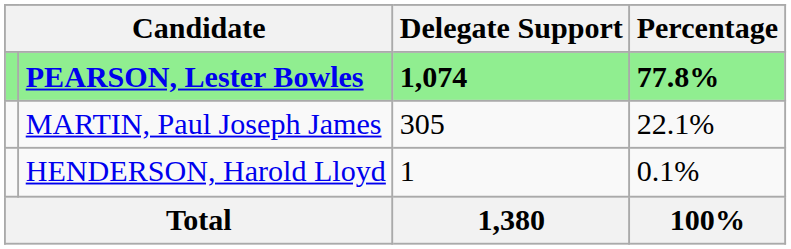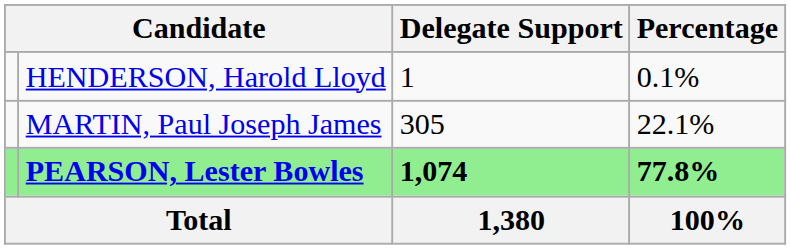rows swapped: (195, 76) <-> (206, 171)
